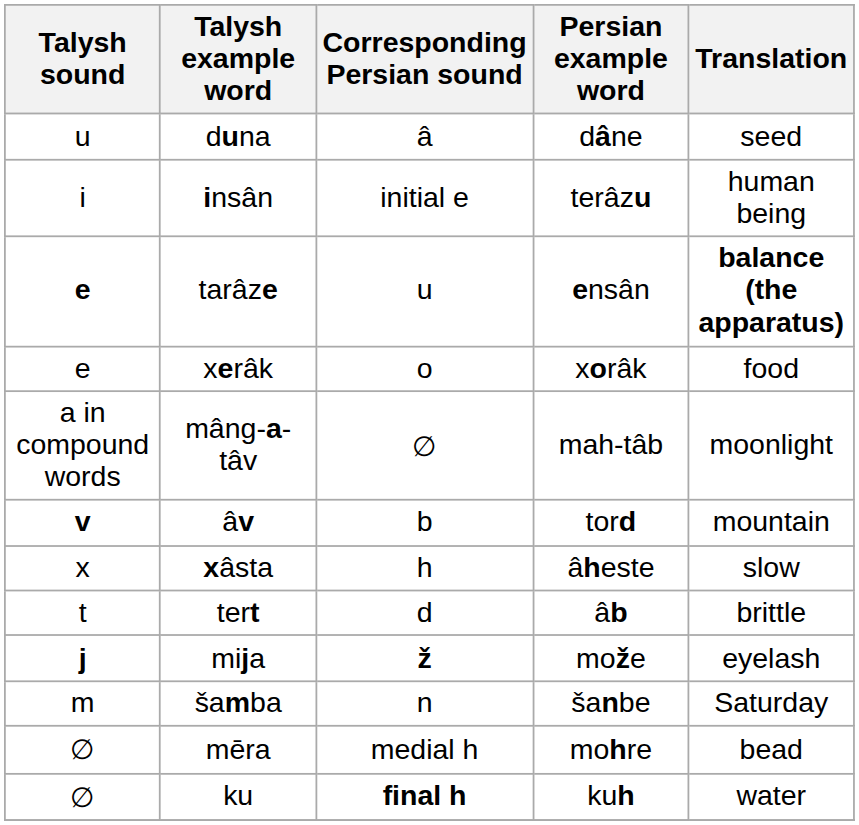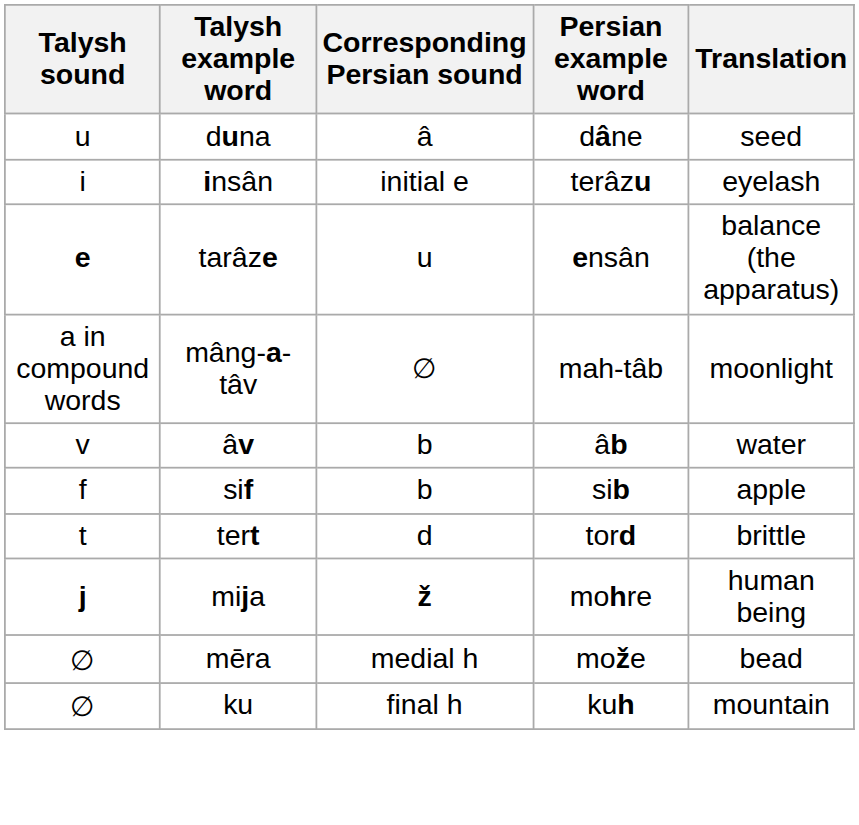(771, 197) human being -> (771, 181) eyelash
(771, 290) bold -> (771, 258) normal
- row: (238, 367)
(83, 522) bold -> (83, 445) normal
(611, 522) tord -> (611, 445) âb
(771, 522) mountain -> (771, 445) water
+ row: (238, 490)
- row: (238, 567)
(611, 612) âb -> (611, 535) tord
(611, 657) može -> (611, 596) mohre
(771, 657) eyelash -> (771, 596) human being
- row: (238, 703)
(611, 749) mohre -> (611, 658) može
(425, 796) bold -> (425, 705) normal
(771, 796) water -> (771, 705) mountain
